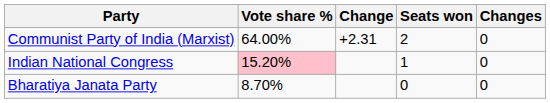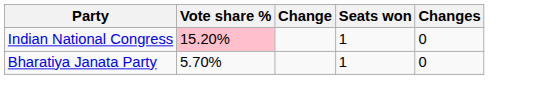- row: (121, 39)
(262, 86) 8.70% -> (201, 62) 5.70%
(404, 86) 0 -> (343, 62) 1
